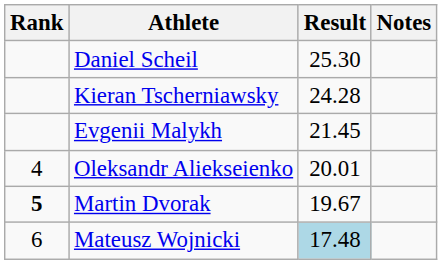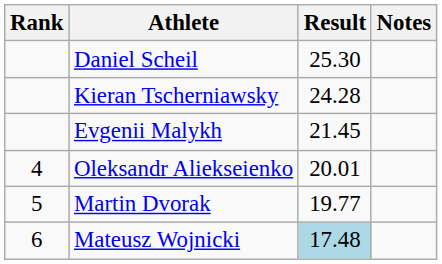(37, 204) bold -> (37, 204) normal
(335, 204) 19.67 -> (335, 204) 19.77
